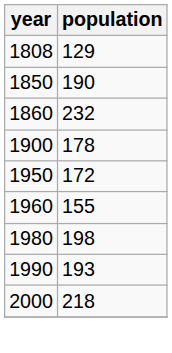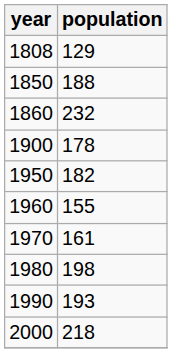(78, 82) 190 -> (78, 82) 188
(78, 176) 172 -> (78, 176) 182
+ row: (31, 238)
